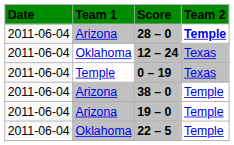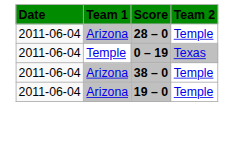(205, 34) bold -> (194, 34) normal
- row: (158, 53)
- row: (154, 131)
